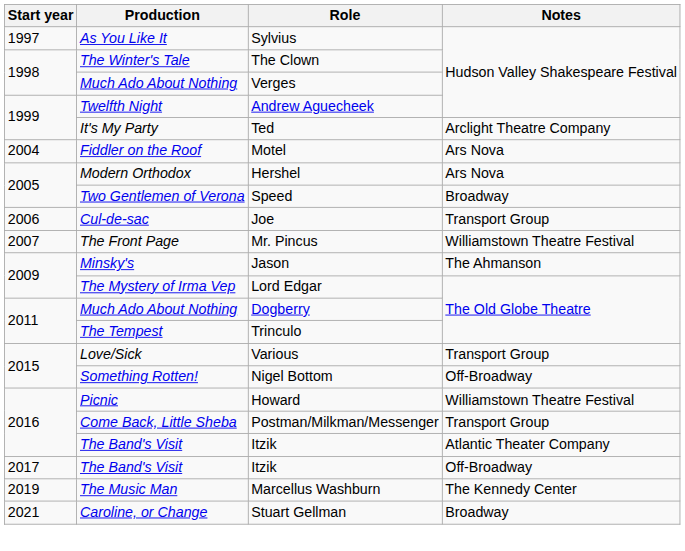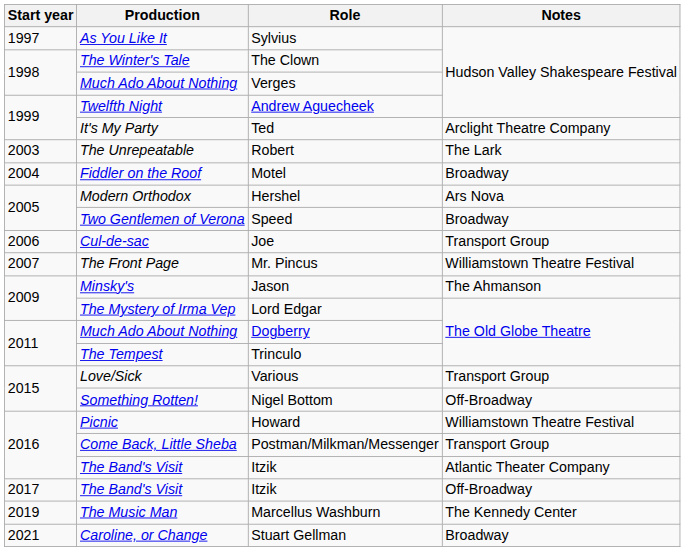+ row: (24, 151)
(475, 151) Ars Nova -> (477, 173) Broadway
